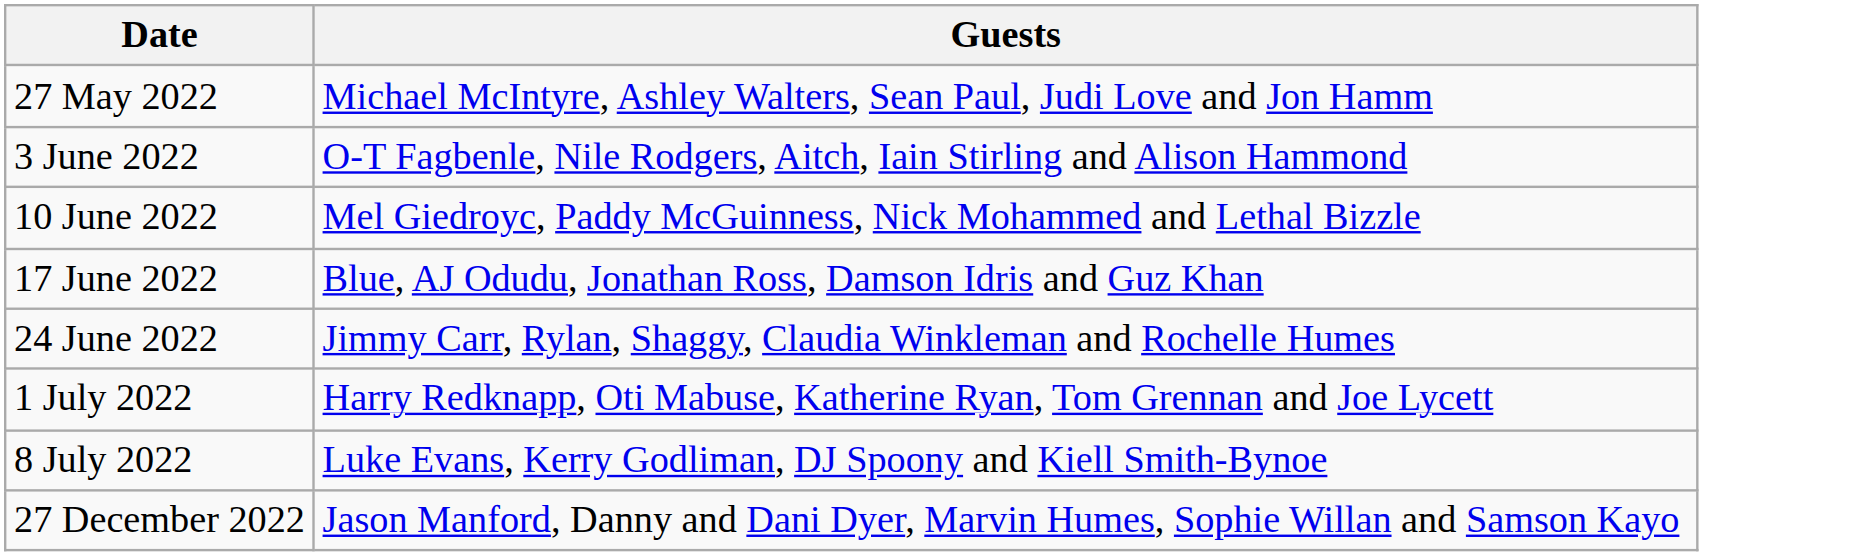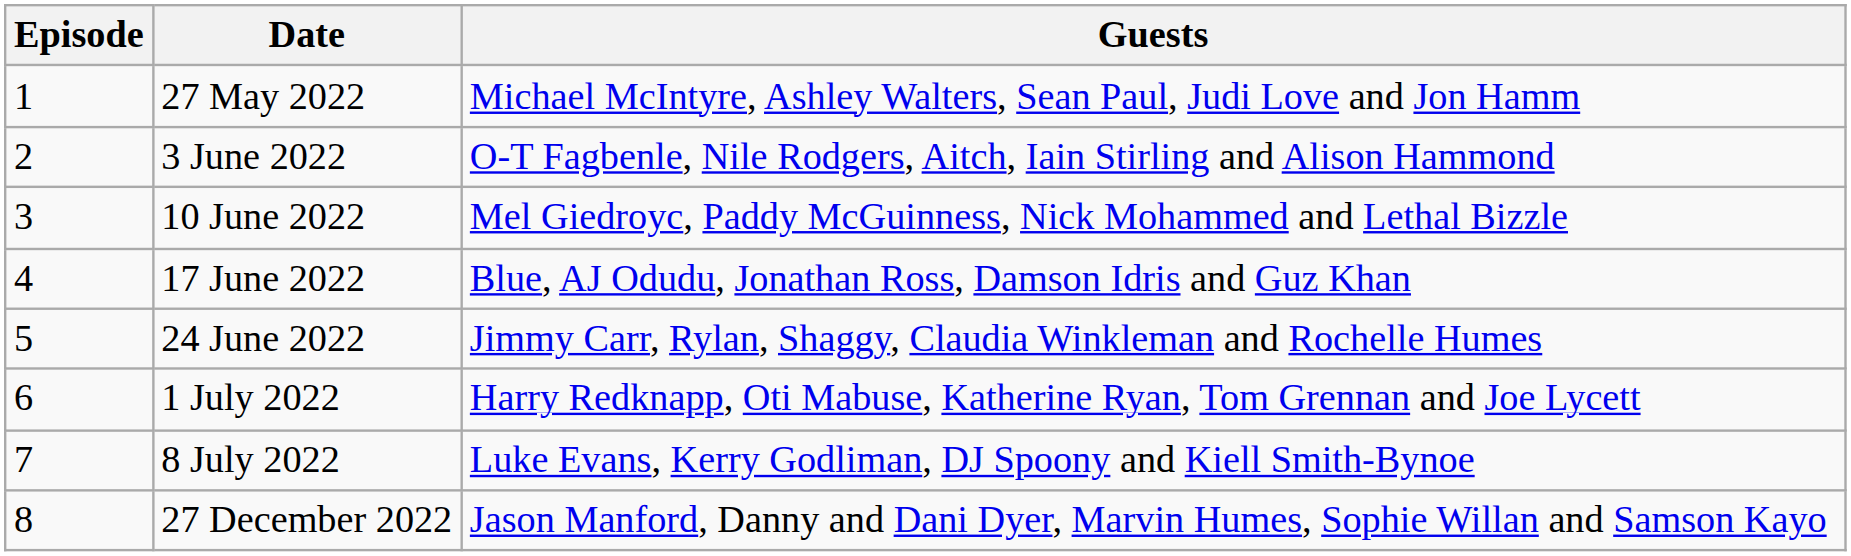+ column: (79, 34)
